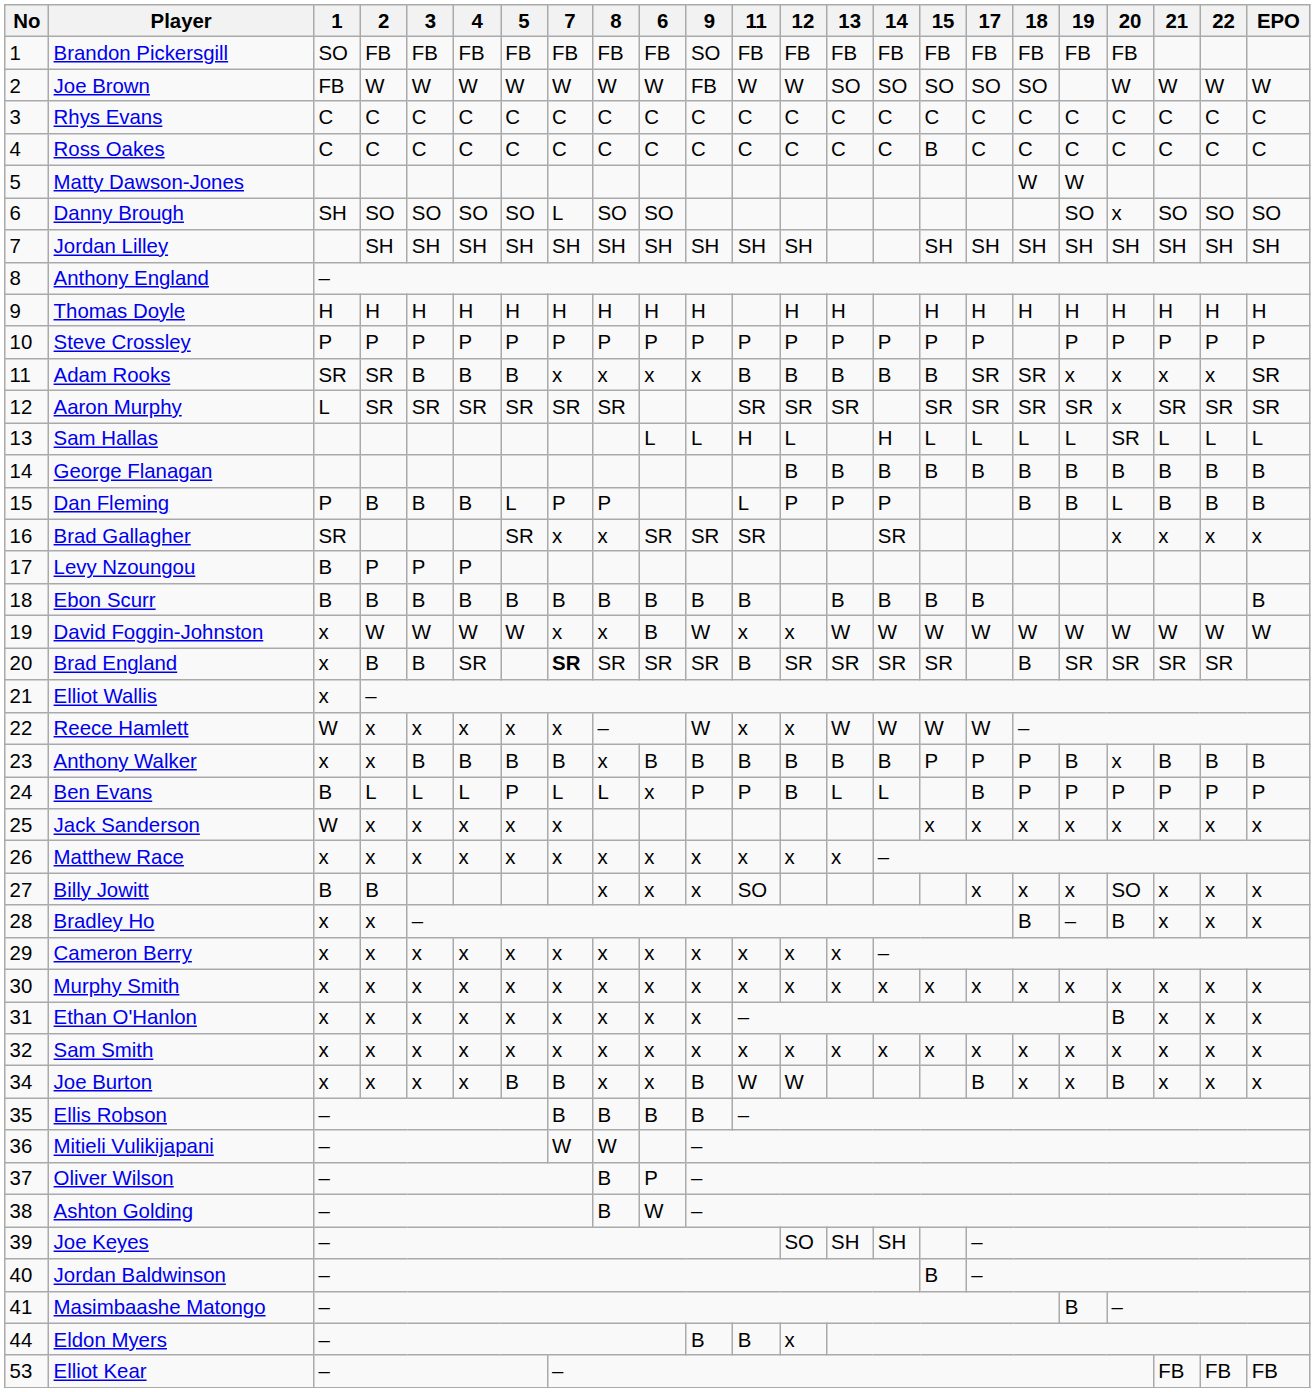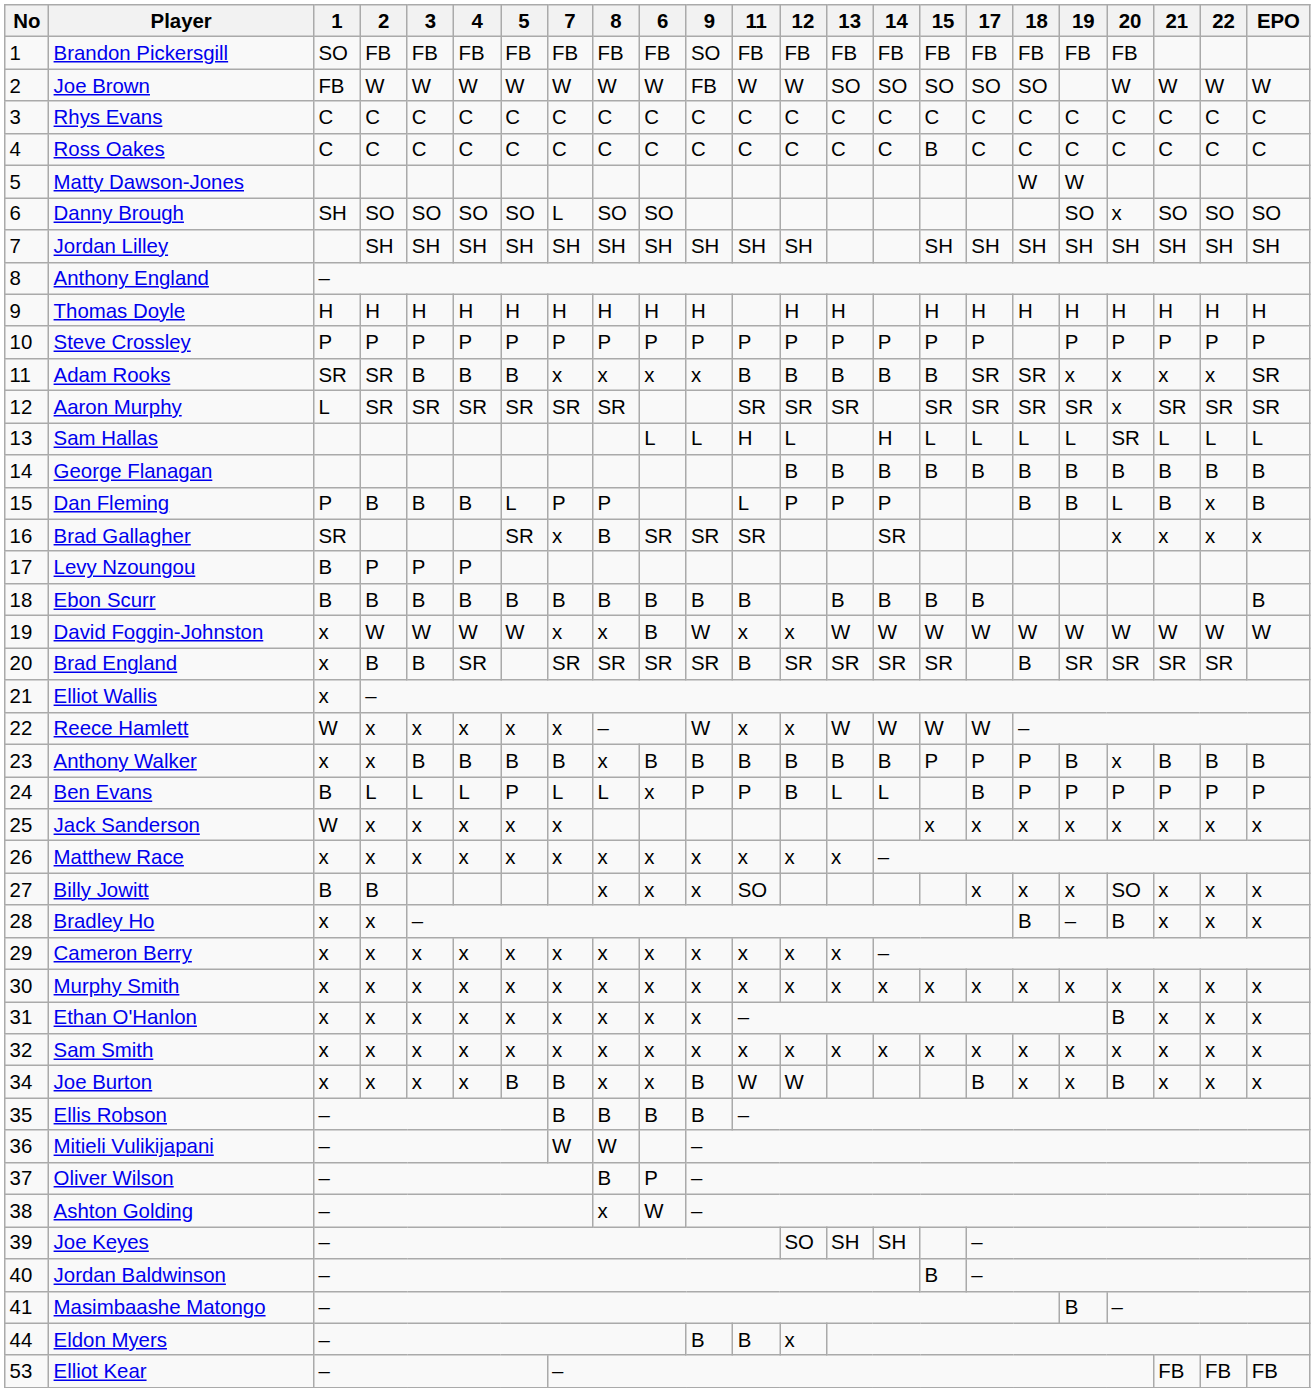(1212, 503) B -> (1210, 503) x
(603, 535) x -> (604, 535) B
(566, 664) bold -> (566, 664) normal
(604, 1210) B -> (603, 1210) x
